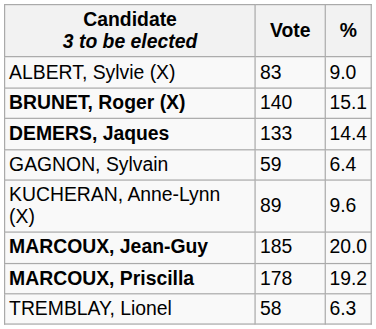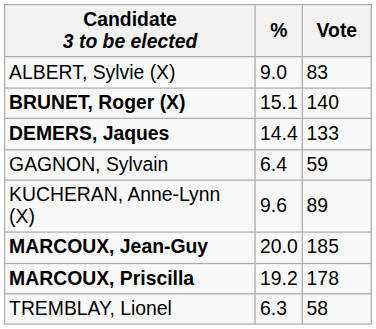columns swapped: (290, 30) <-> (348, 30)
